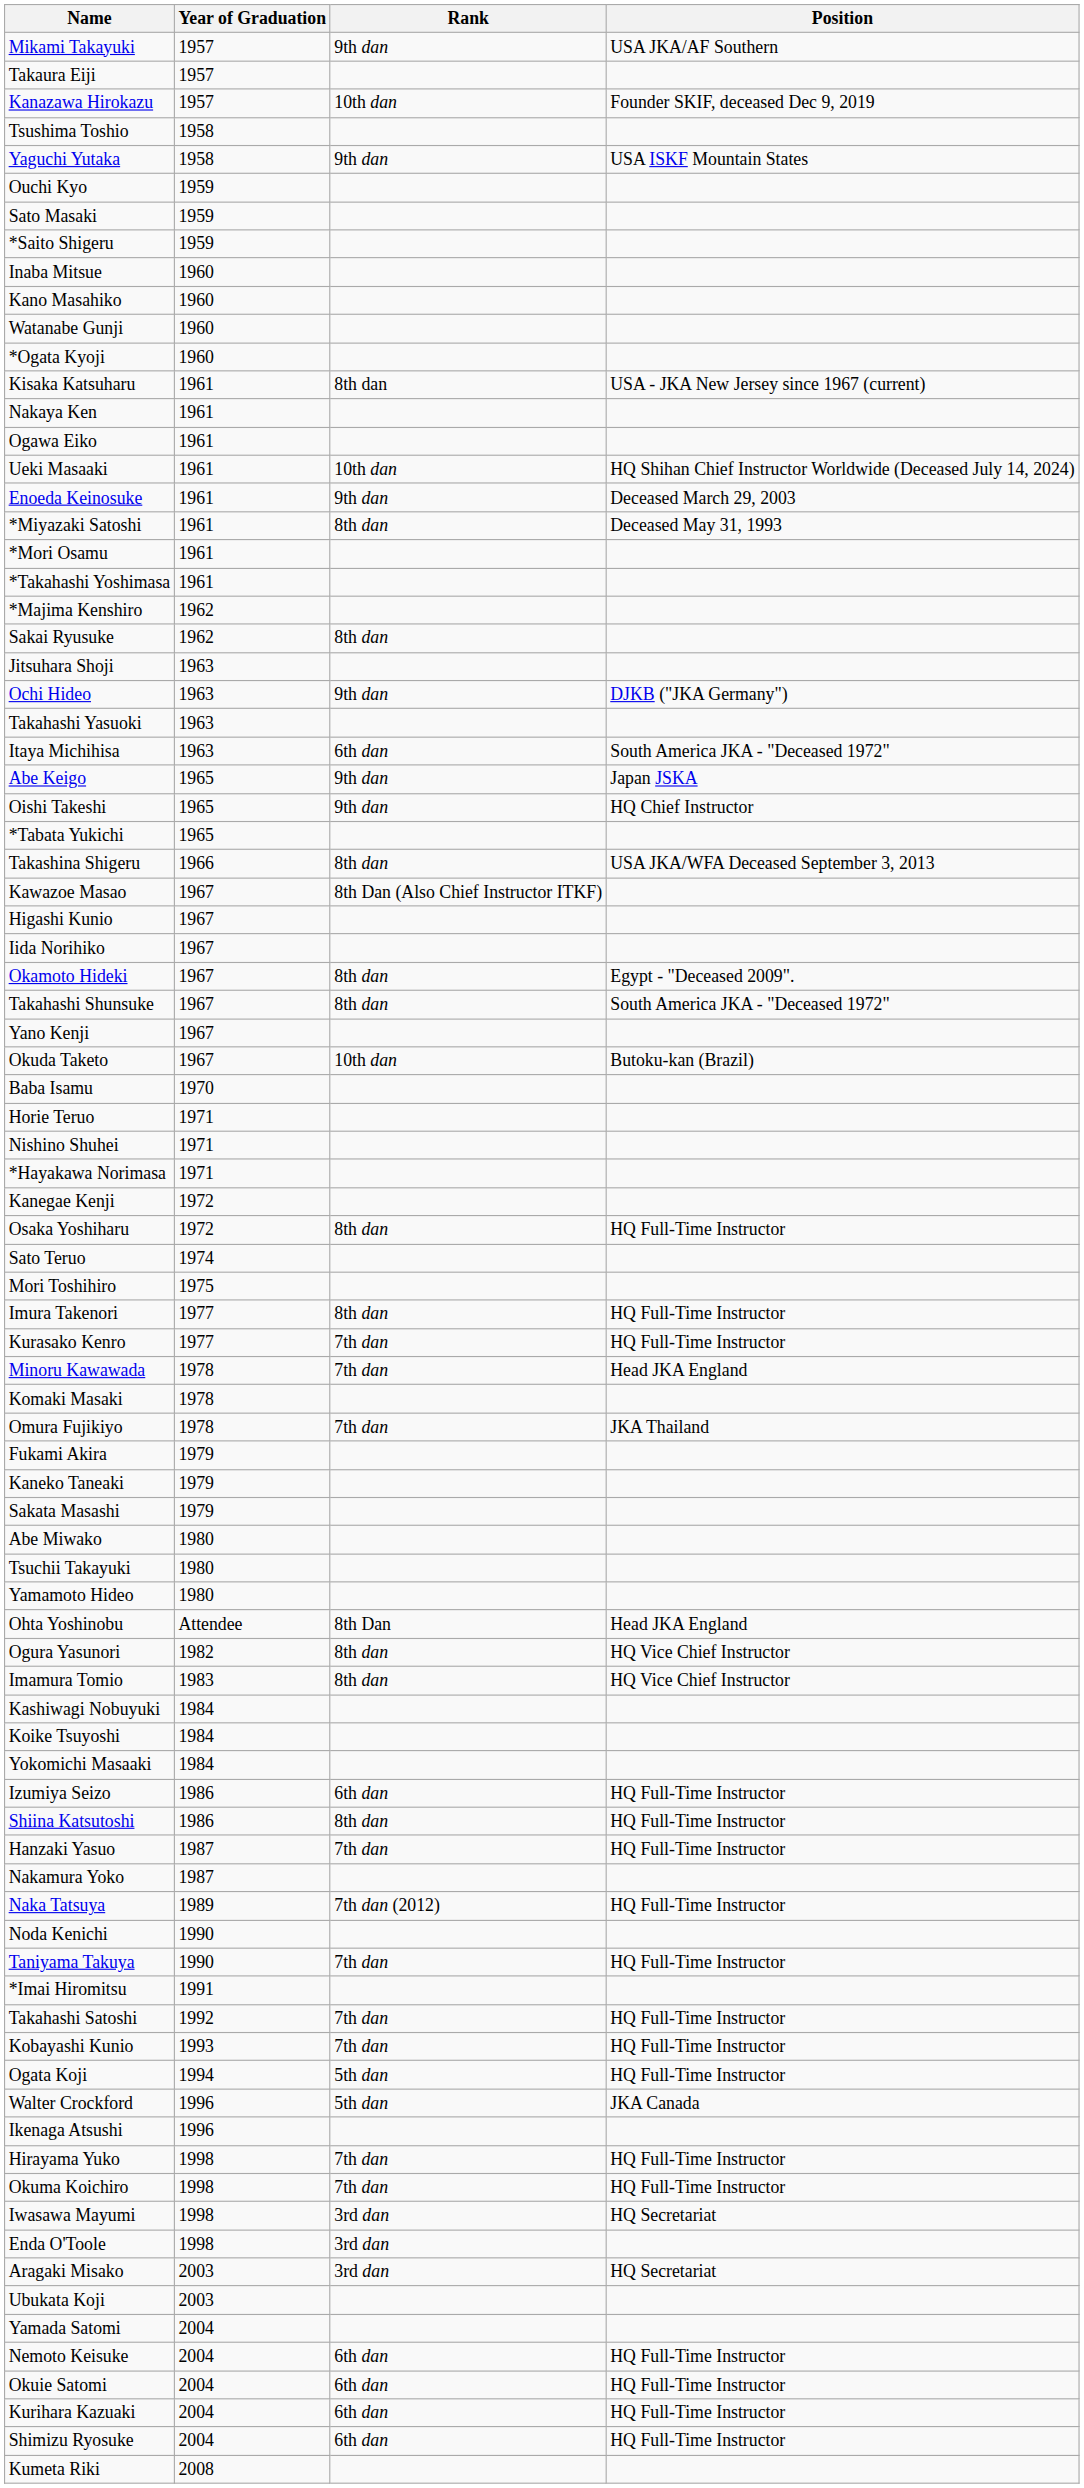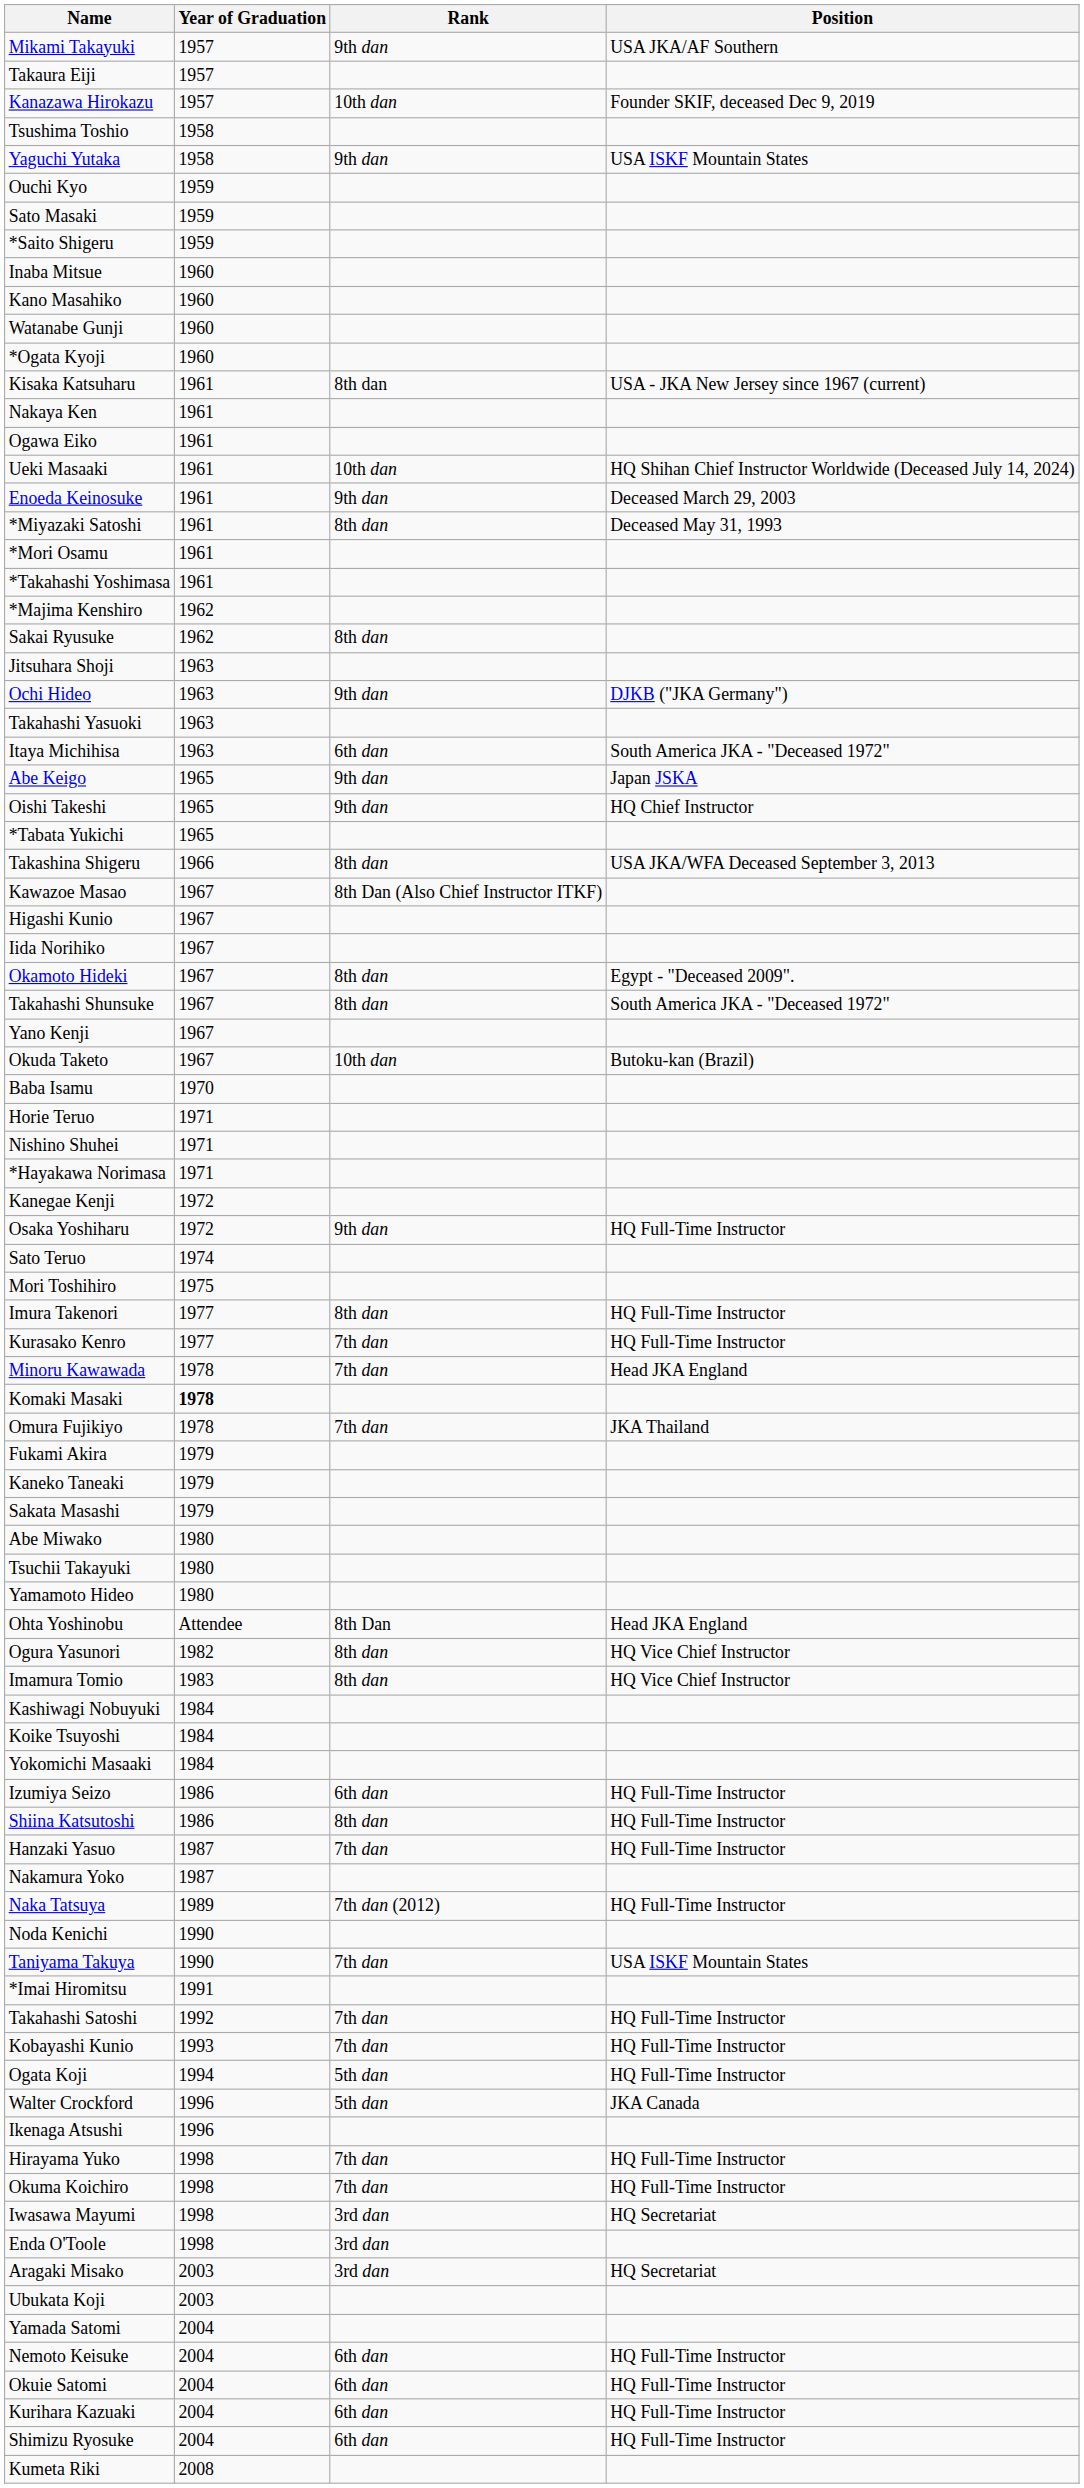(361, 1229) 8th dan -> (361, 1229) 9th dan
(196, 1398) normal -> (196, 1398) bold
(698, 1962) HQ Full-Time Instructor -> (709, 1962) USA ISKF Mountain States
